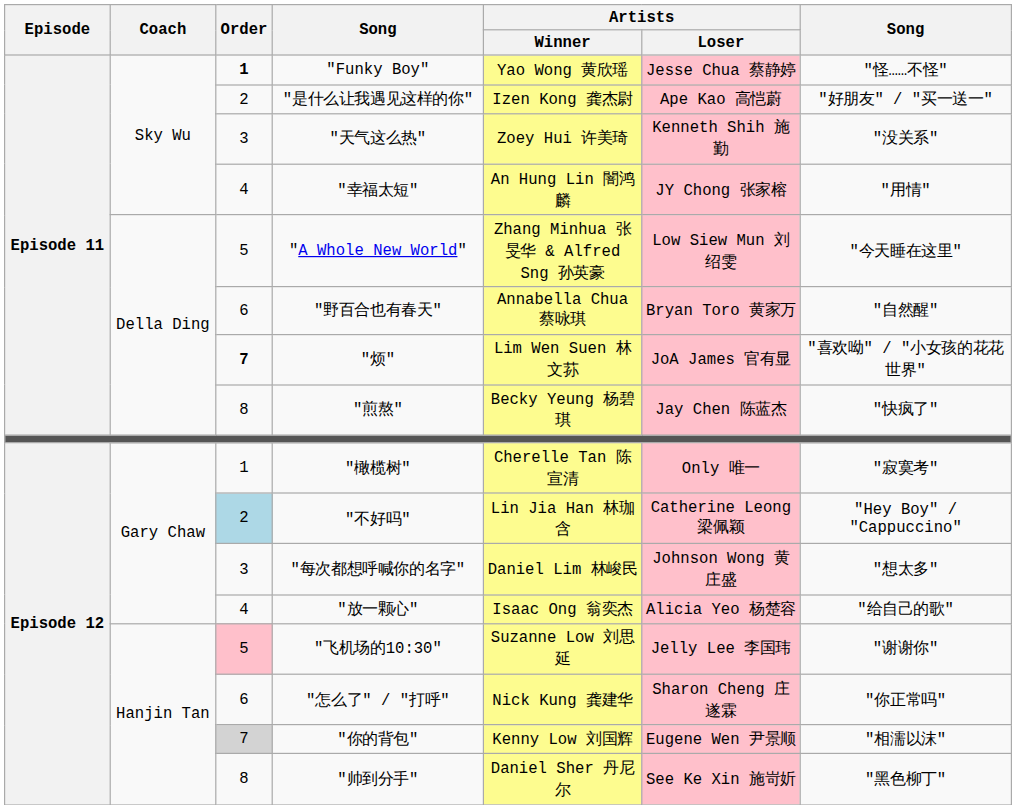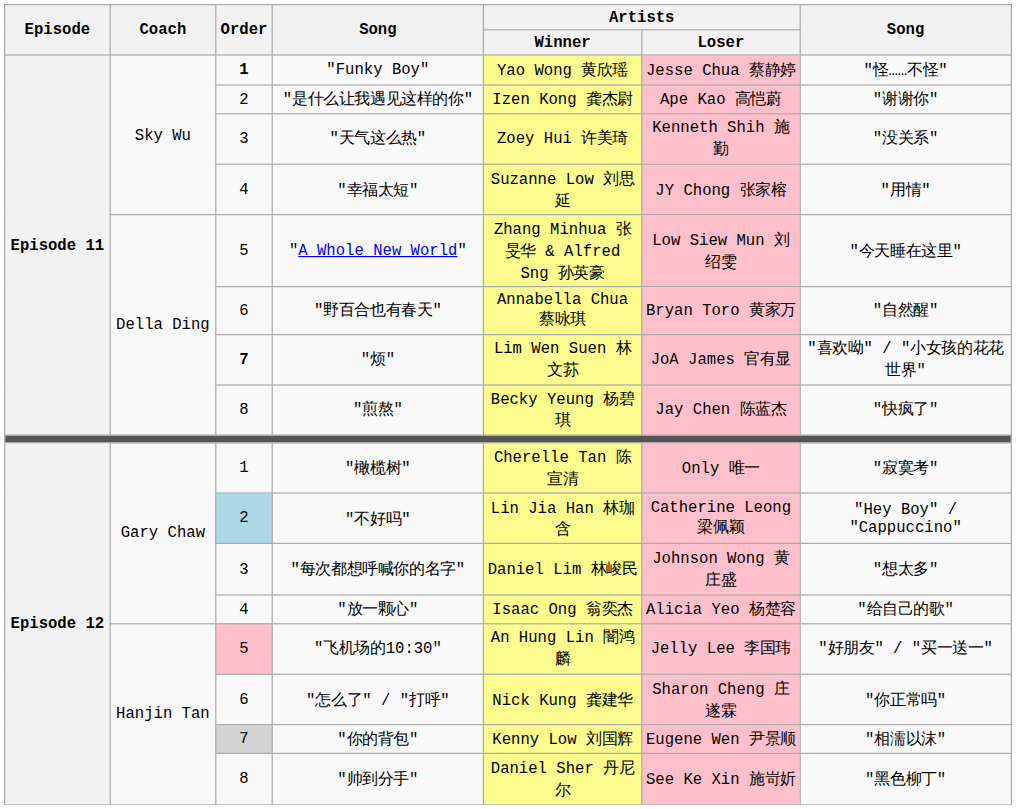(906, 100) "好朋友" / "买一送一" -> (906, 100) "谢谢你"
(563, 190) An Hung Lin 闇鸿麟 -> (563, 190) Suzanne Low 刘思延
(563, 649) Suzanne Low 刘思延 -> (563, 649) An Hung Lin 闇鸿麟
(906, 649) "谢谢你" -> (906, 649) "好朋友" / "买一送一"
